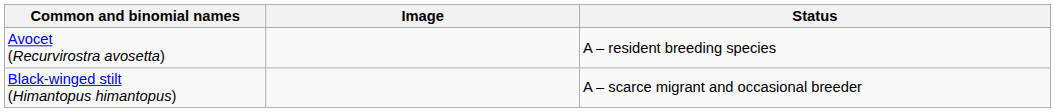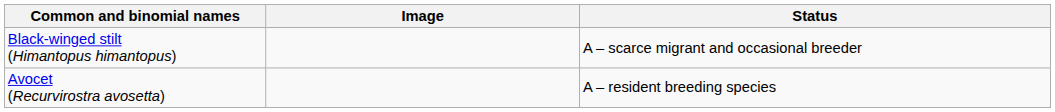rows swapped: (92, 87) <-> (86, 47)
